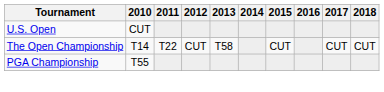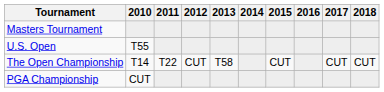+ row: (54, 29)
(140, 29) CUT -> (140, 46) T55
(140, 63) T55 -> (140, 79) CUT
